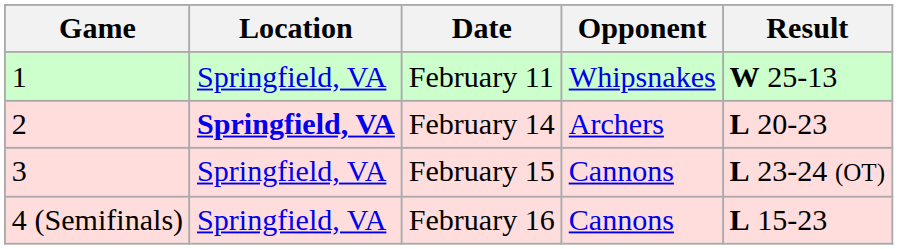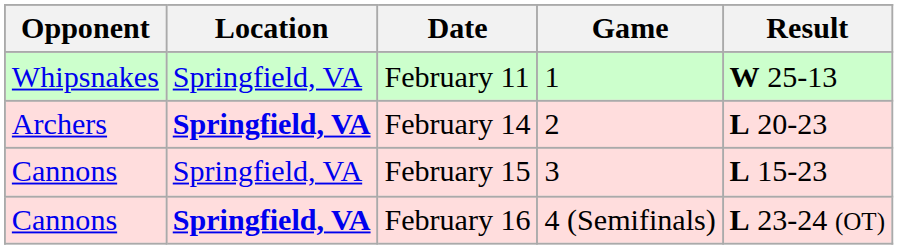columns swapped: (98, 28) <-> (642, 28)
(807, 171) L 23-24 (OT) -> (779, 171) L 15-23
(292, 219) normal -> (272, 219) bold
(779, 219) L 15-23 -> (807, 219) L 23-24 (OT)
